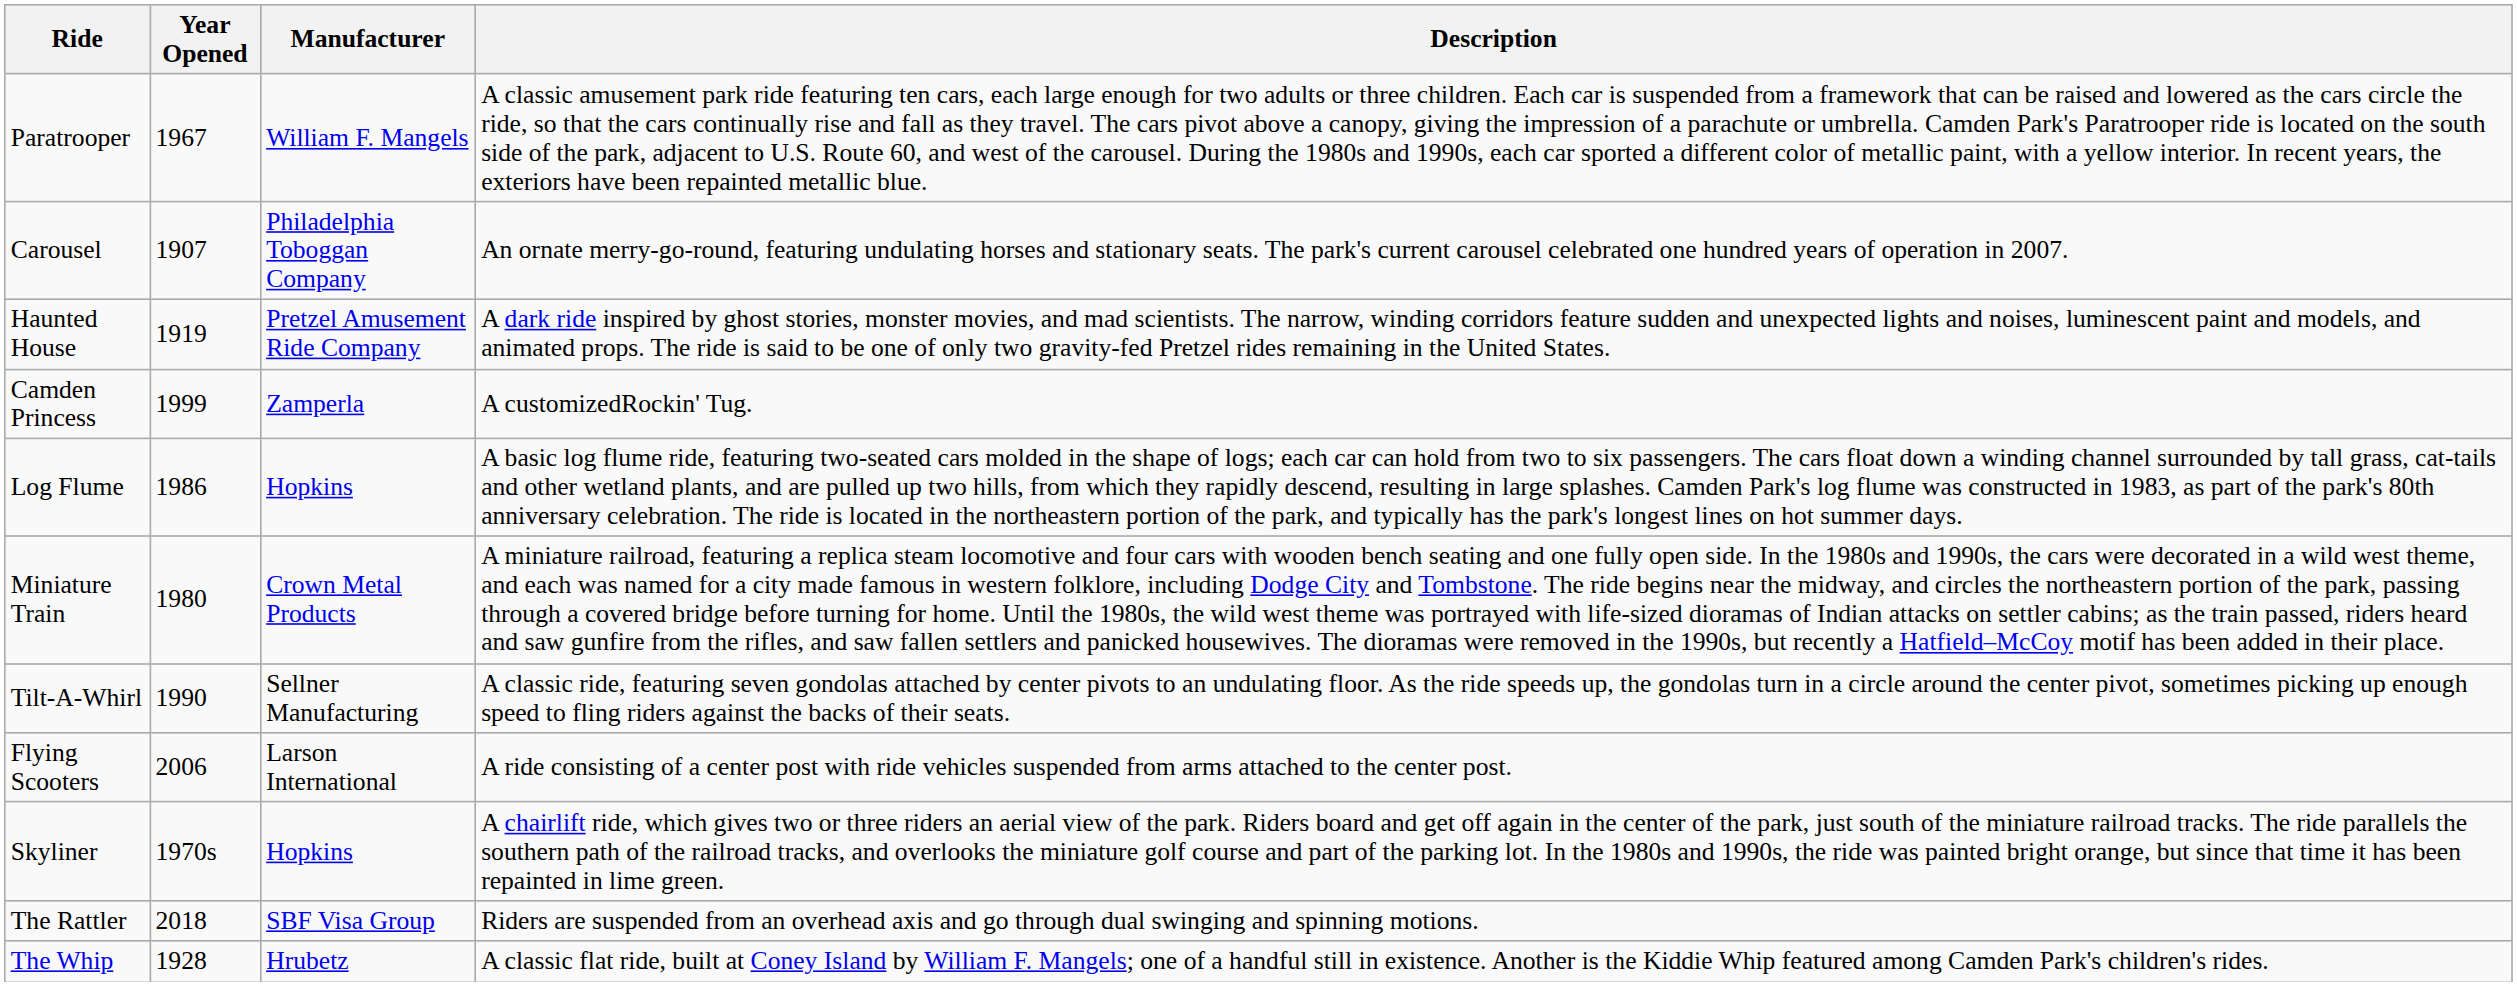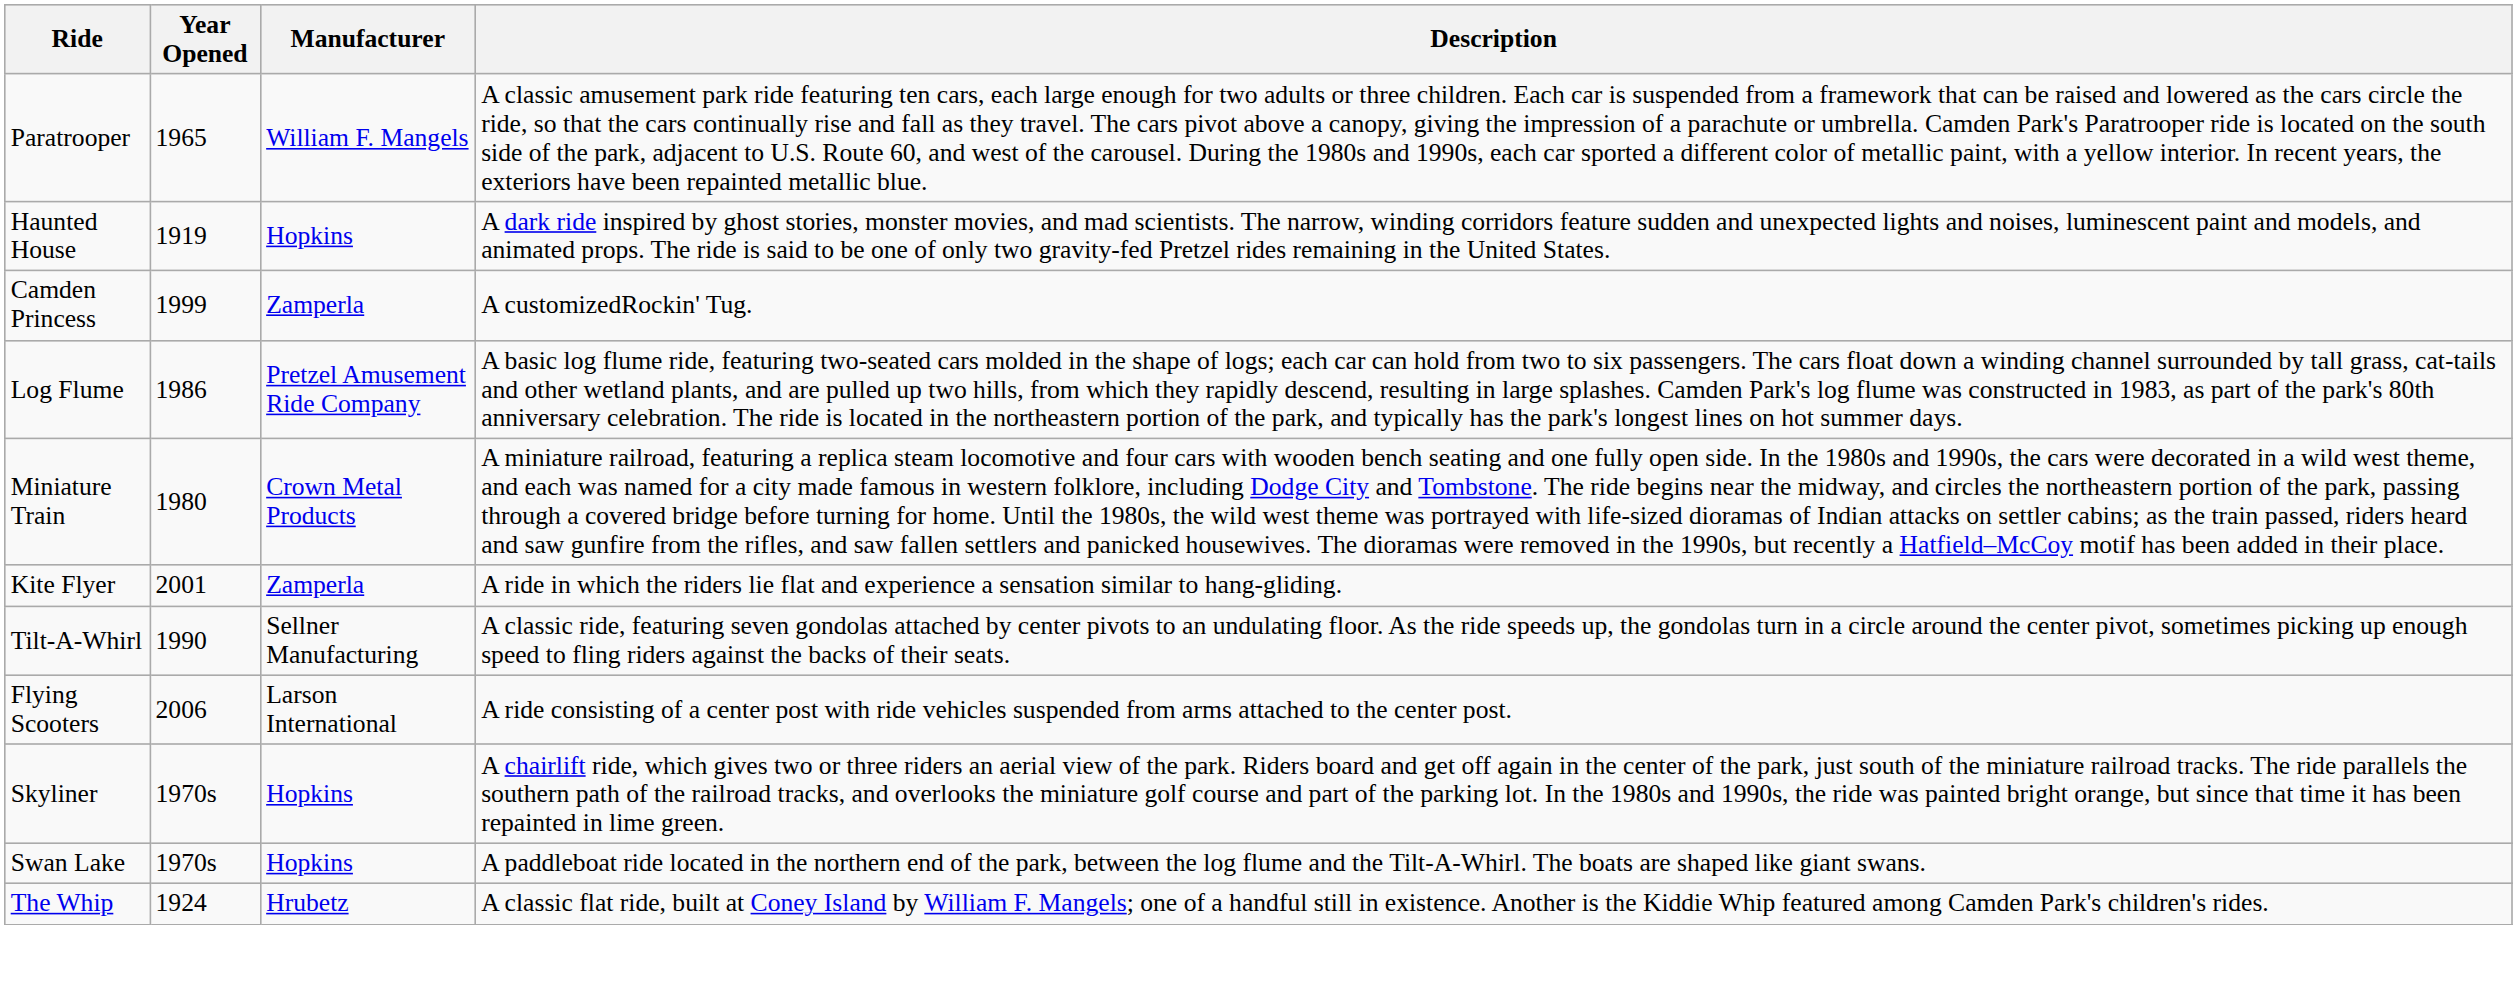(181, 137) 1967 -> (181, 137) 1965
- row: (56, 250)
(366, 333) Pretzel Amusement Ride Company -> (310, 235) Hopkins
(310, 487) Hopkins -> (366, 388) Pretzel Amusement Ride Company
+ row: (63, 585)
+ row: (68, 862)
- row: (69, 920)
(181, 961) 1928 -> (181, 903) 1924
